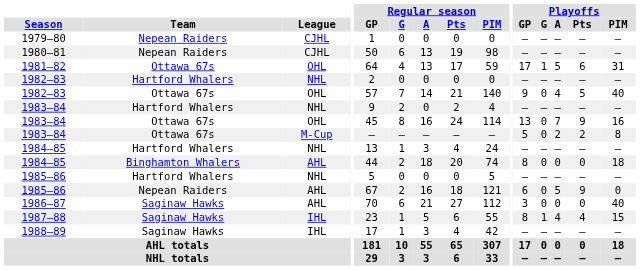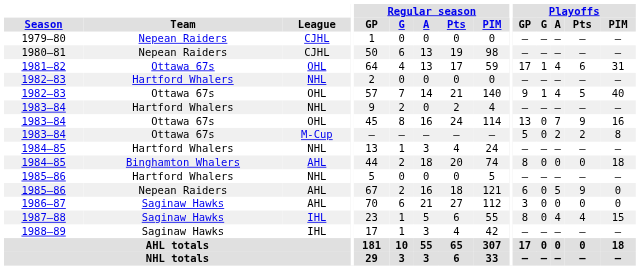(558, 66) 5 -> (558, 66) 4
(544, 94) 0 -> (544, 94) 1
(618, 204) 40 -> (618, 204) 0
(544, 217) 1 -> (544, 217) 0
